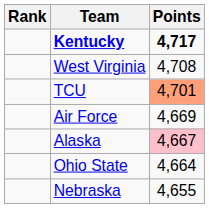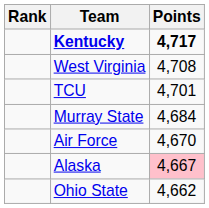(177, 91) lightsalmon background -> (177, 91) no background
+ row: (99, 116)
(177, 116) 4,669 -> (177, 141) 4,670
(177, 166) 4,664 -> (177, 191) 4,662
- row: (87, 191)
